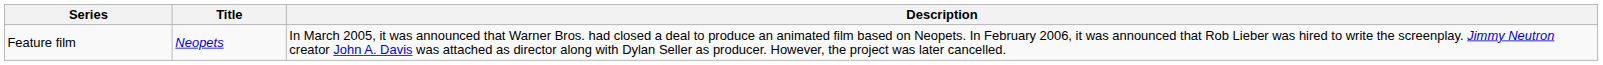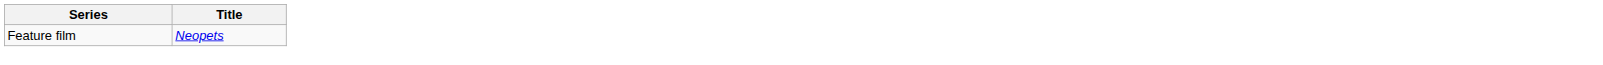- column: (942, 14)
